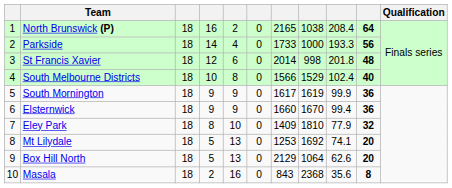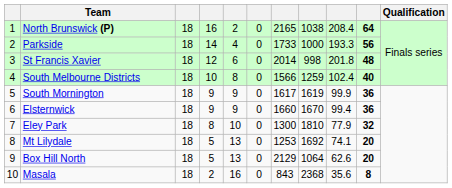(312, 77) 1529 -> (312, 77) 1259
(285, 126) 1409 -> (285, 126) 1300
